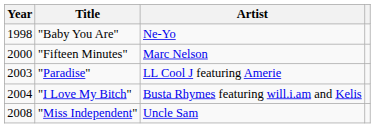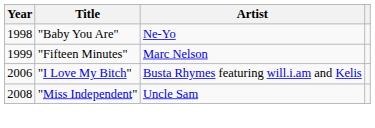(20, 53) 2000 -> (20, 53) 1999
- row: (64, 73)
(20, 93) 2004 -> (20, 73) 2006
